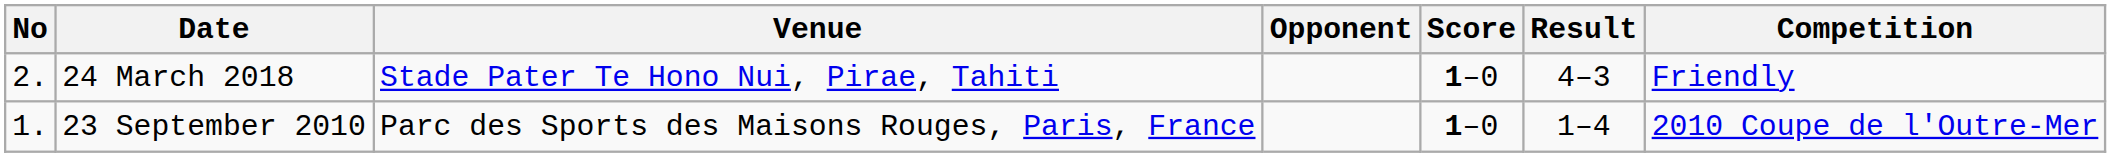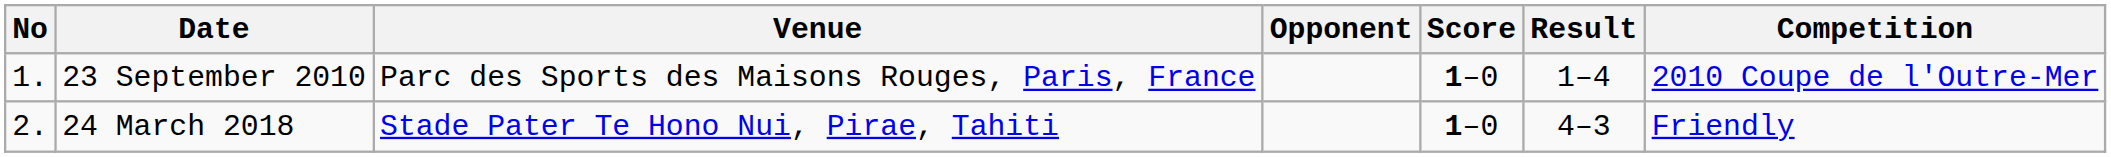rows swapped: (214, 126) <-> (178, 78)
